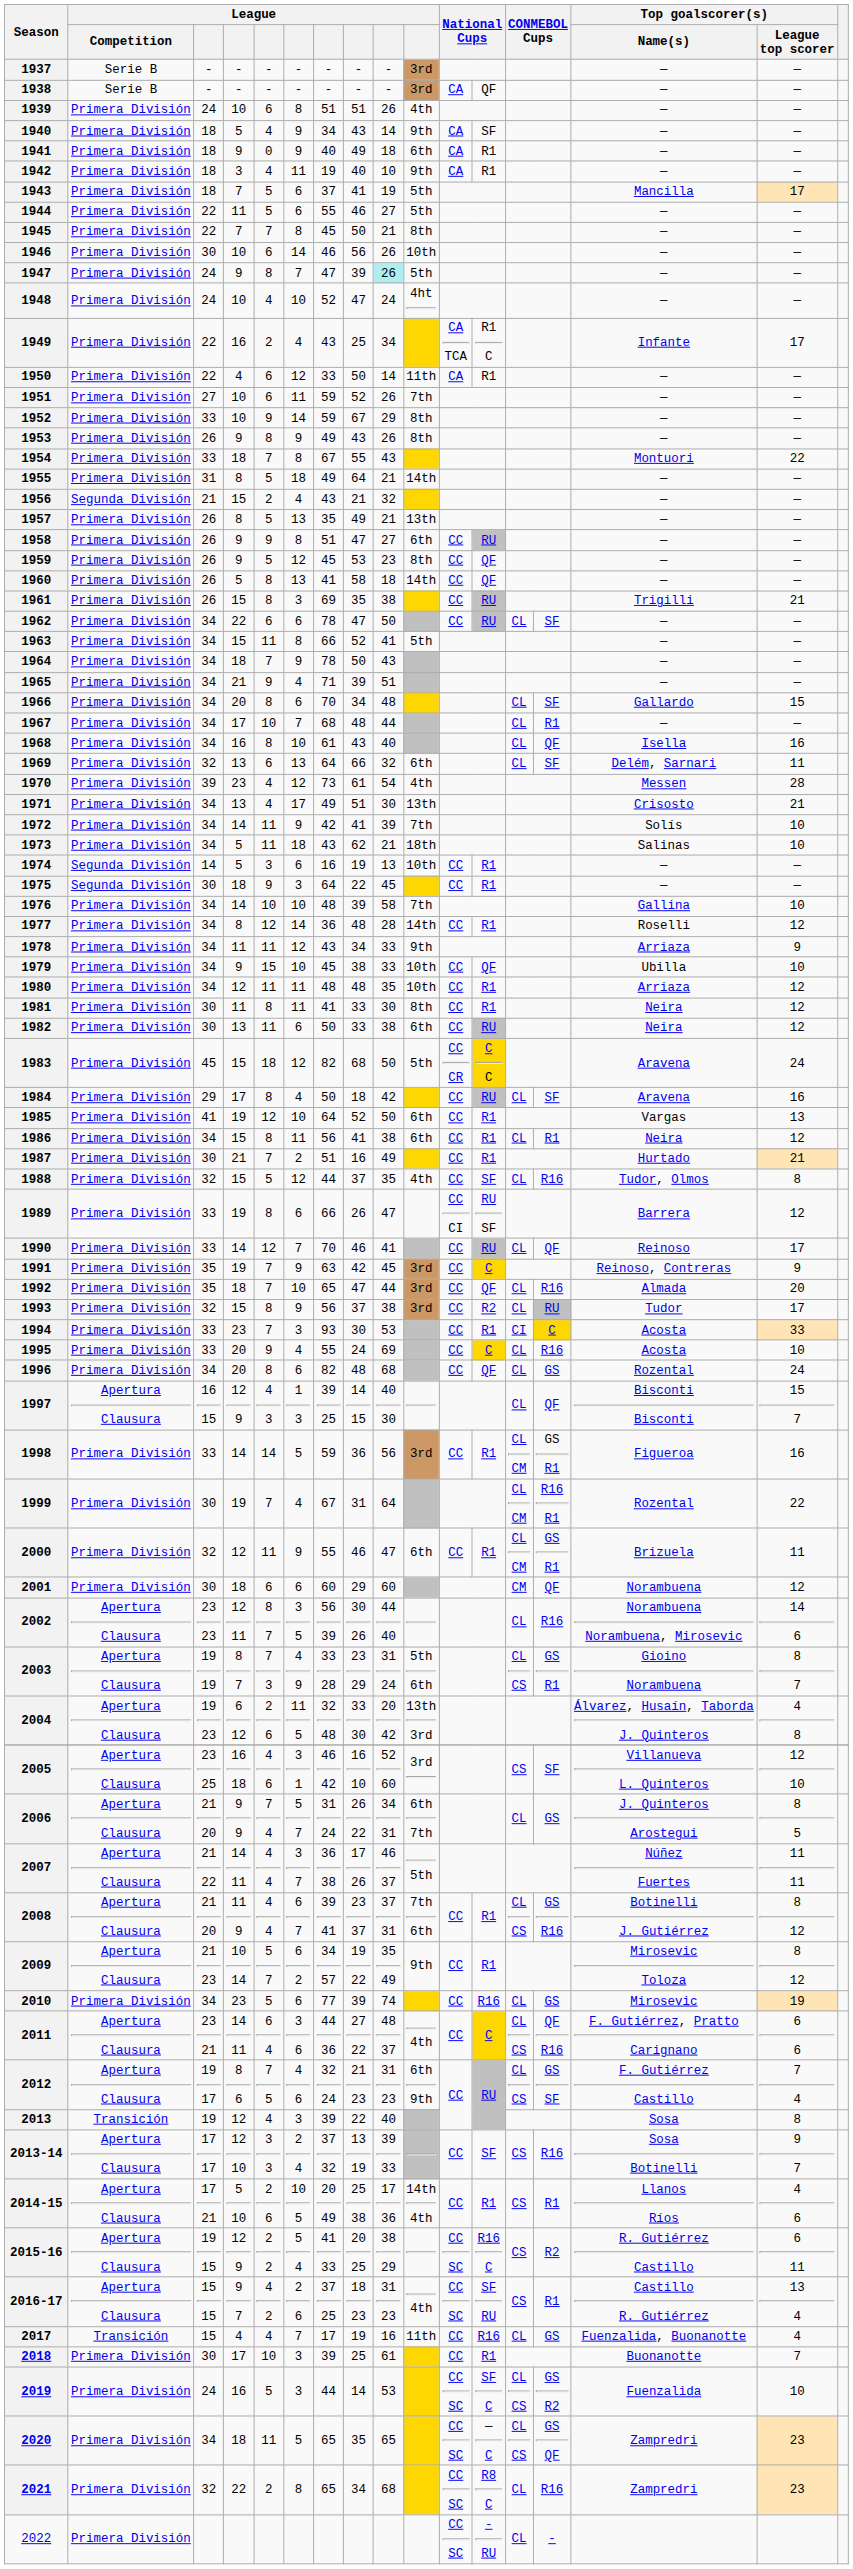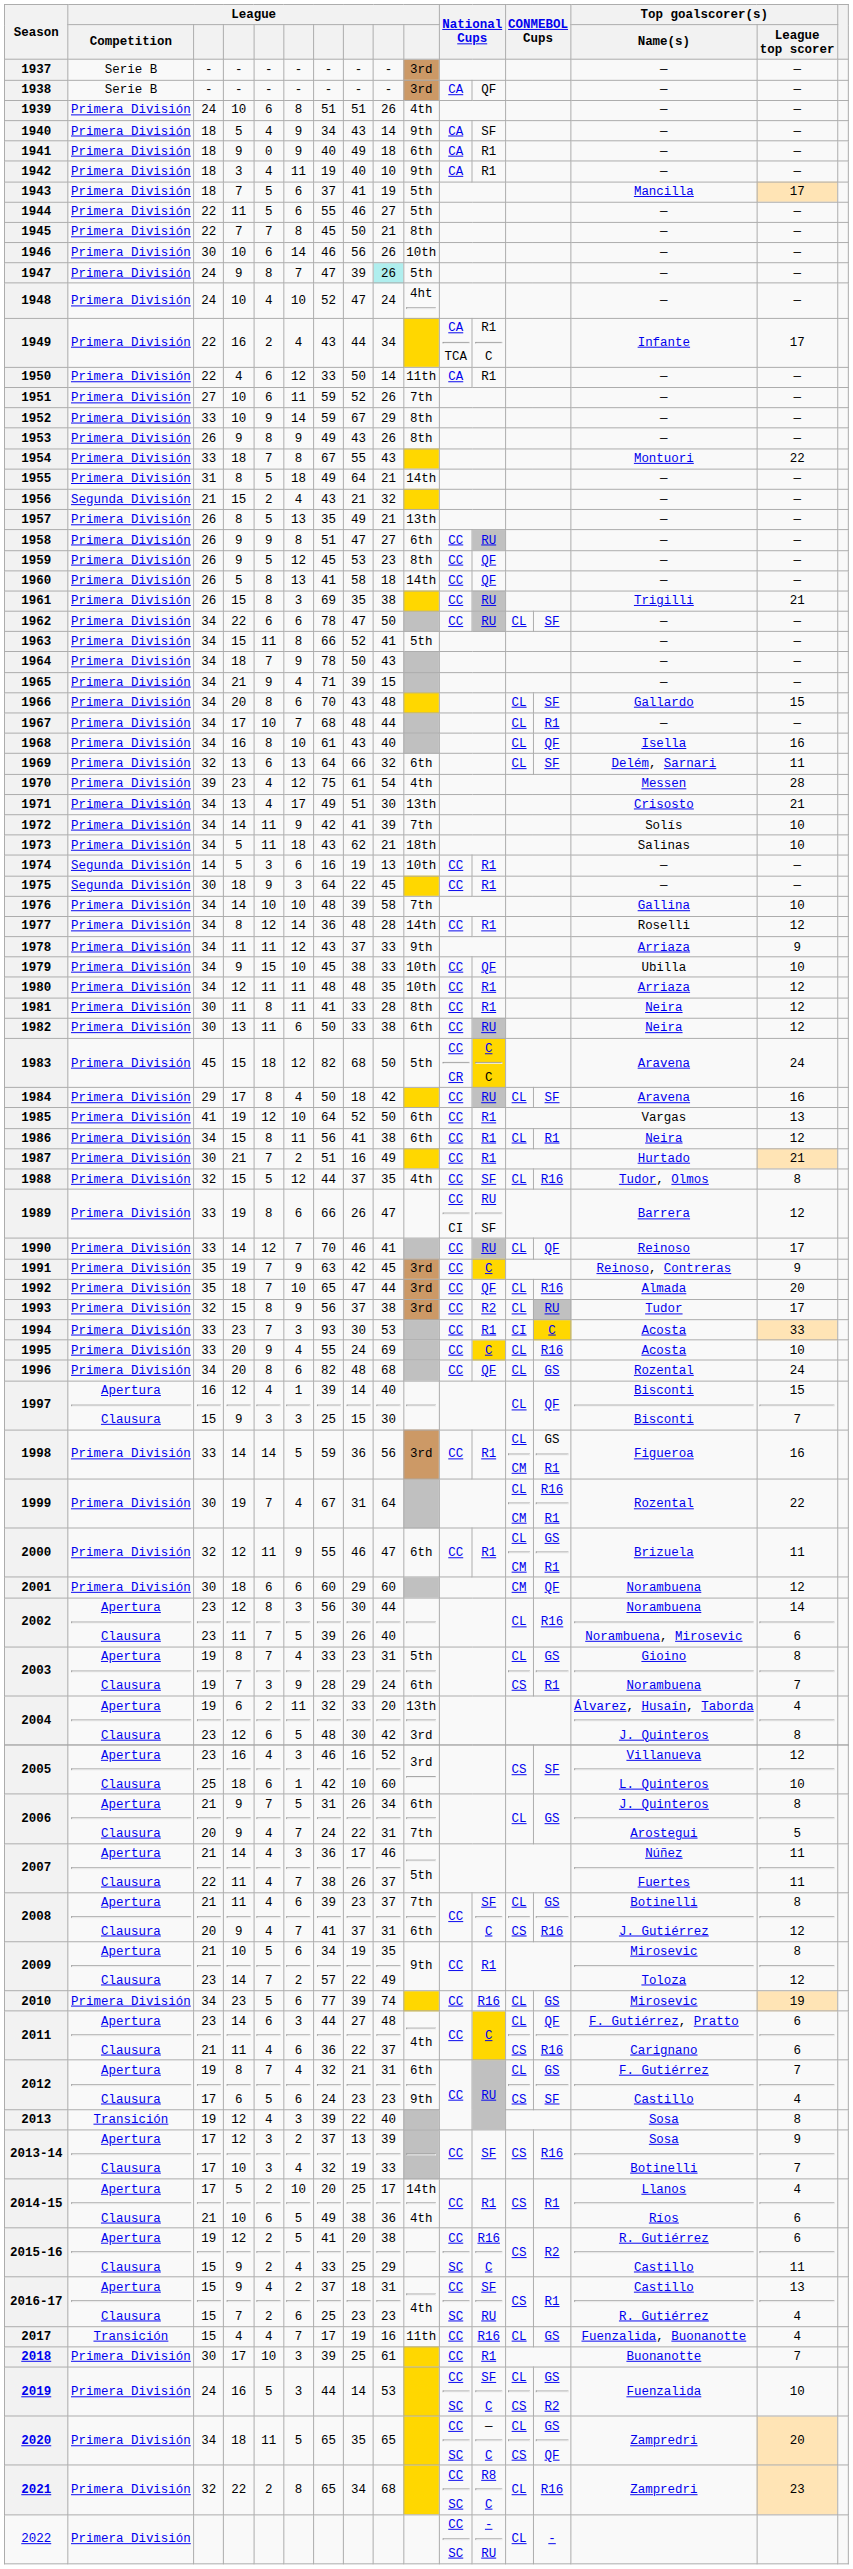(358, 343) 25 -> (358, 343) 44
(388, 682) 51 -> (388, 682) 15
(358, 703) 34 -> (358, 703) 43
(329, 784) 73 -> (329, 784) 75
(358, 947) 34 -> (358, 947) 37
(388, 1008) 30 -> (388, 1008) 28
(489, 1917) R1 -> (489, 1917) SF C
(797, 2441) 23 -> (797, 2441) 20
